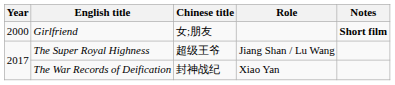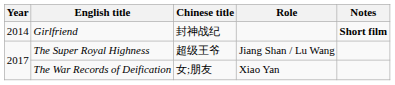(18, 31) 2000 -> (18, 31) 2014
(194, 31) 女;朋友 -> (198, 31) 封神战纪
(198, 69) 封神战纪 -> (194, 69) 女;朋友
